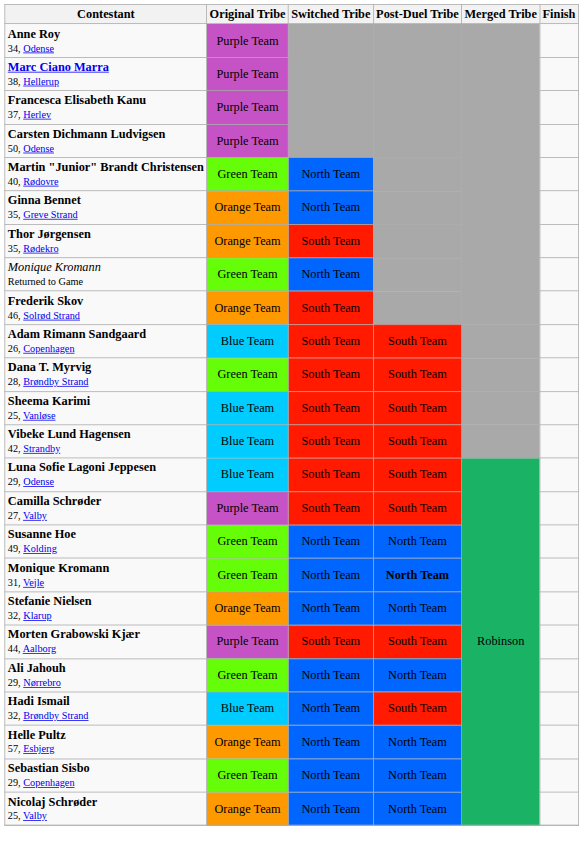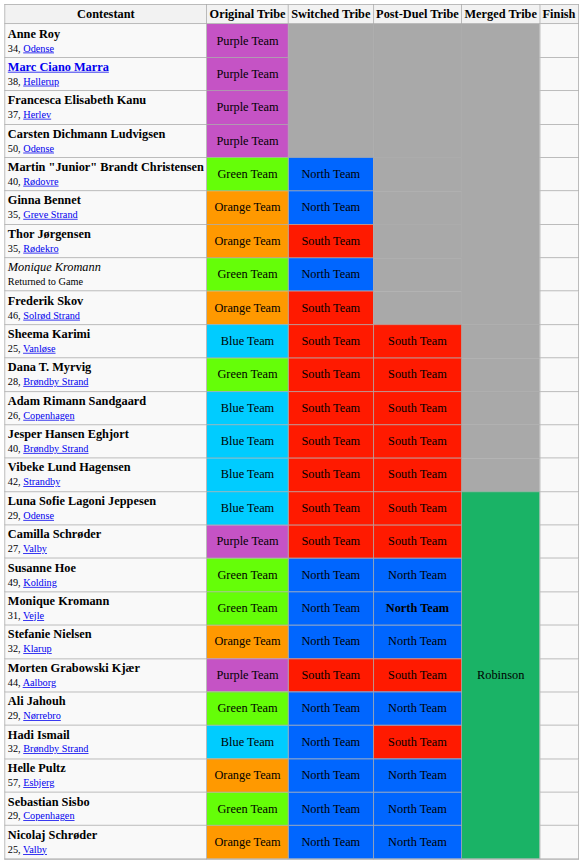rows swapped: (77, 341) <-> (49, 408)
+ row: (68, 441)
